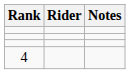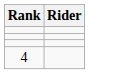- column: (105, 15)
